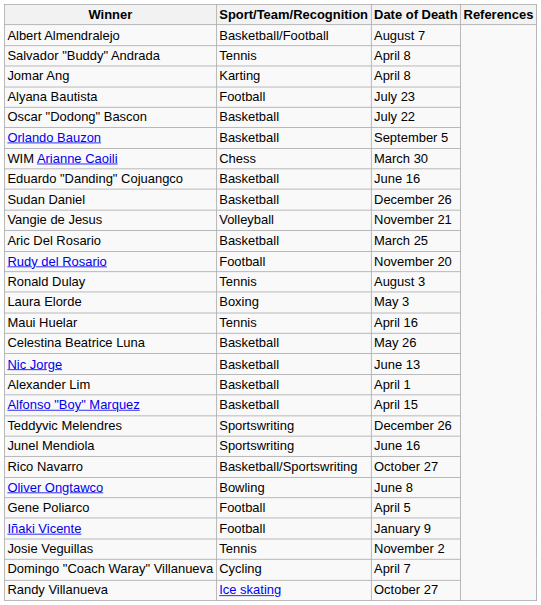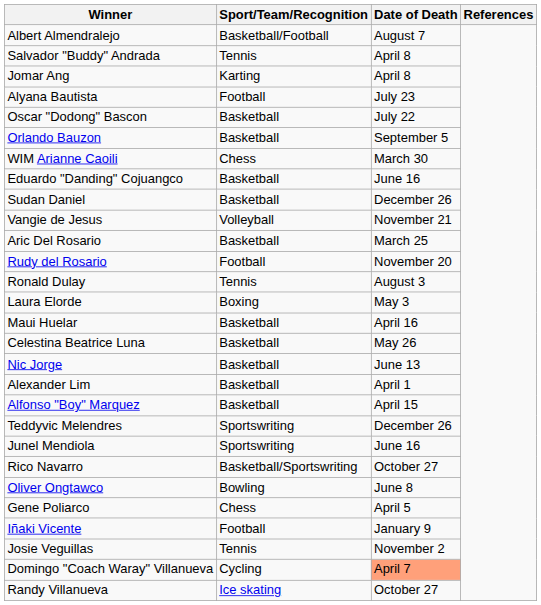(238, 323) Tennis -> (249, 323) Basketball
(242, 508) Football -> (238, 508) Chess
(392, 569) no background -> (392, 569) lightsalmon background
